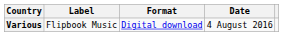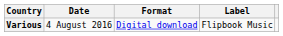columns swapped: (240, 11) <-> (82, 11)
